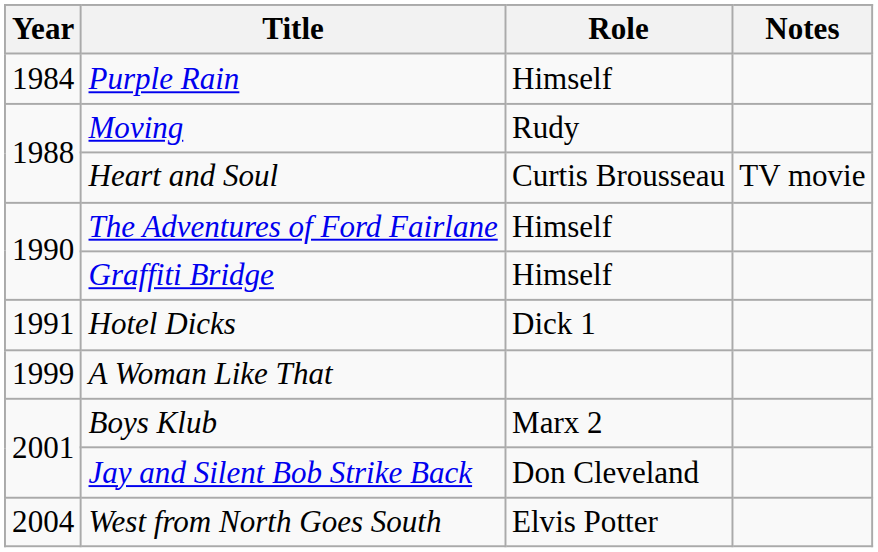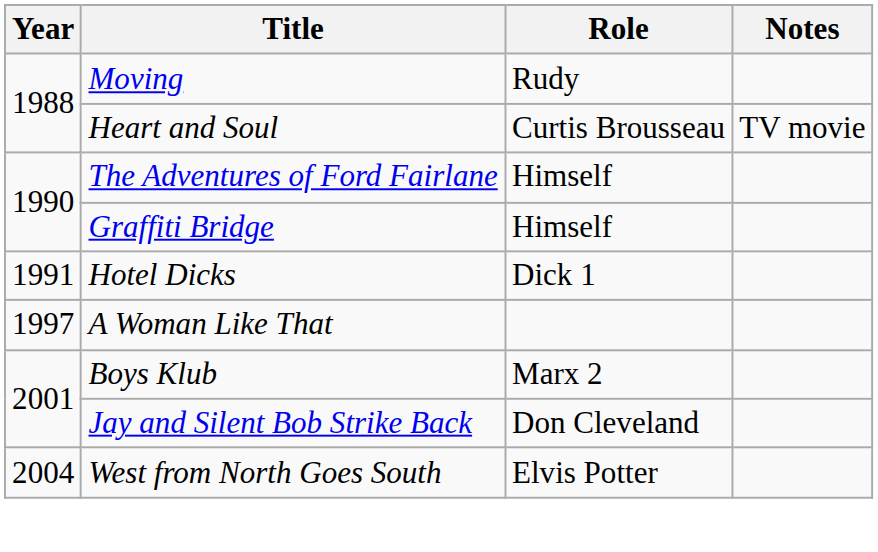- row: (164, 78)
(43, 373) 1999 -> (43, 324) 1997
